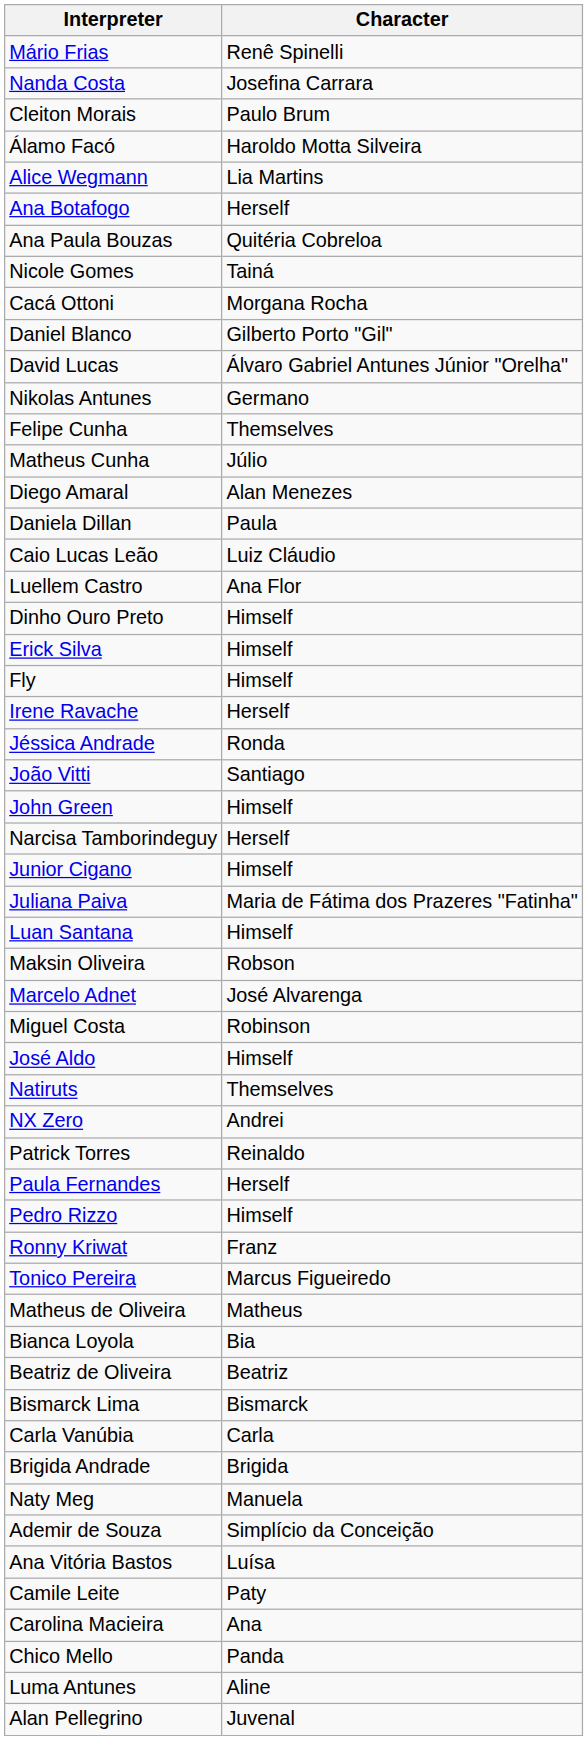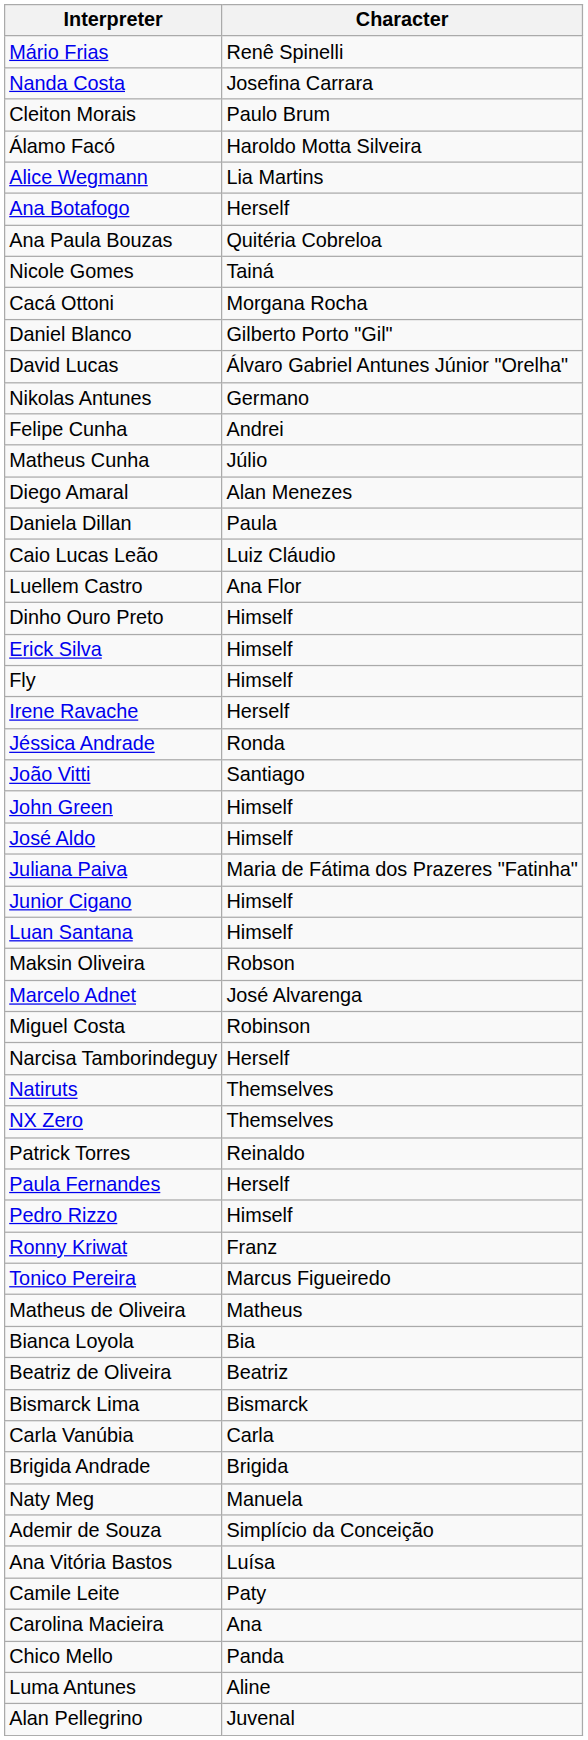(280, 429) Themselves -> (255, 429) Andrei
rows swapped: (52, 1058) <-> (113, 838)
rows swapped: (68, 901) <-> (70, 869)
(255, 1121) Andrei -> (280, 1121) Themselves
